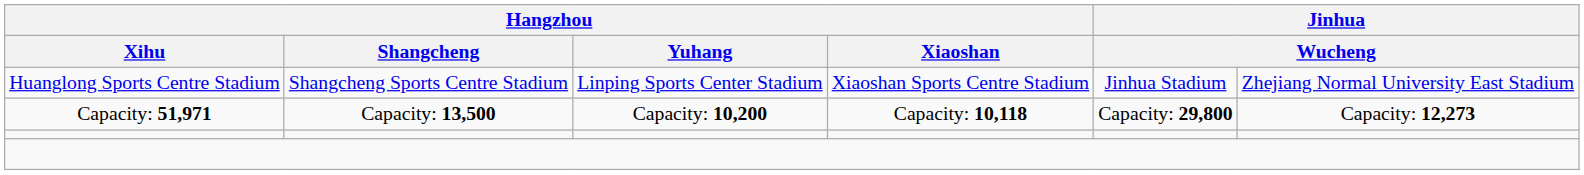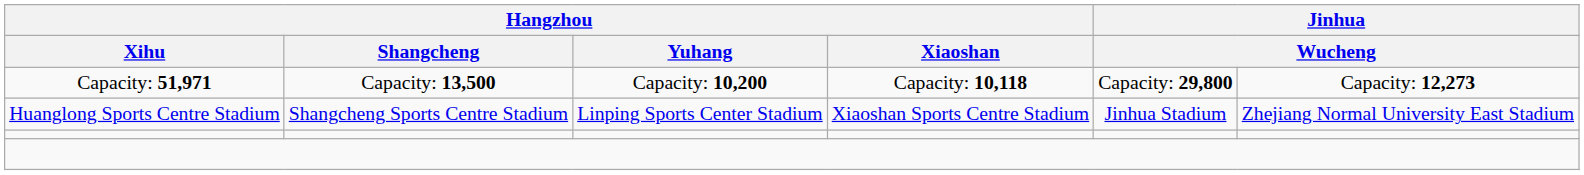rows swapped: (144, 82) <-> (144, 113)
